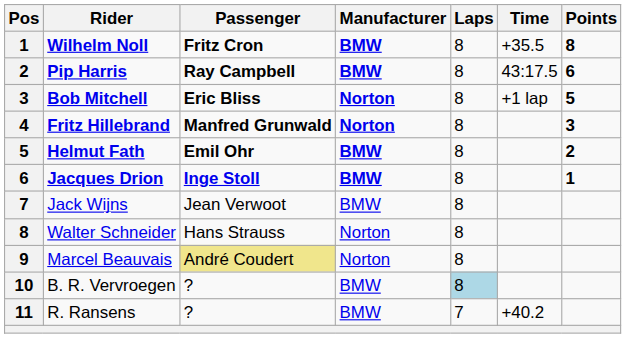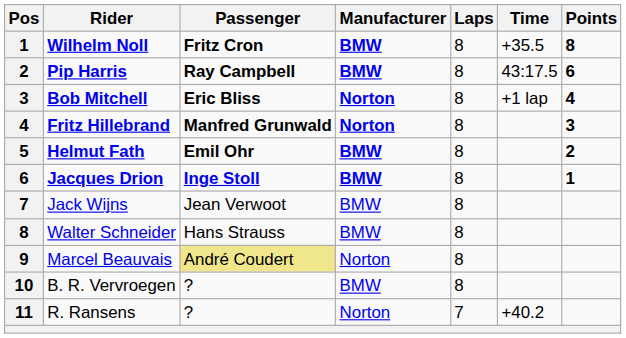(570, 98) 5 -> (570, 98) 4
(365, 232) Norton -> (360, 232) BMW
(459, 285) lightblue background -> (459, 285) no background
(360, 312) BMW -> (365, 312) Norton
